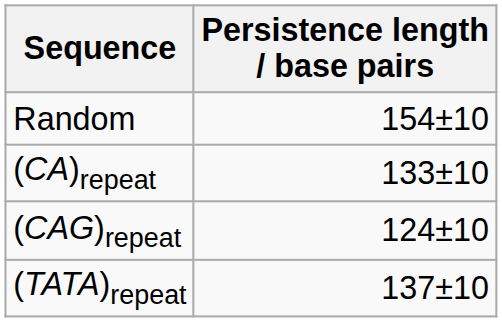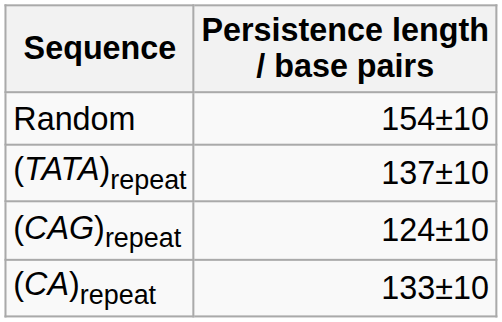rows swapped: (85, 173) <-> (100, 288)
